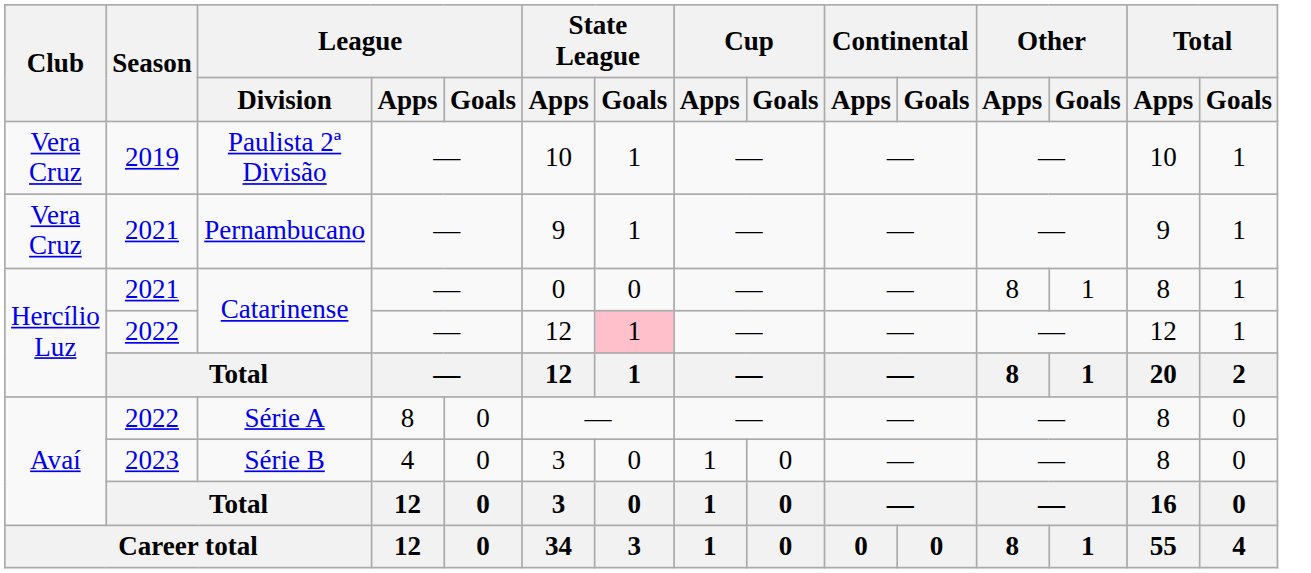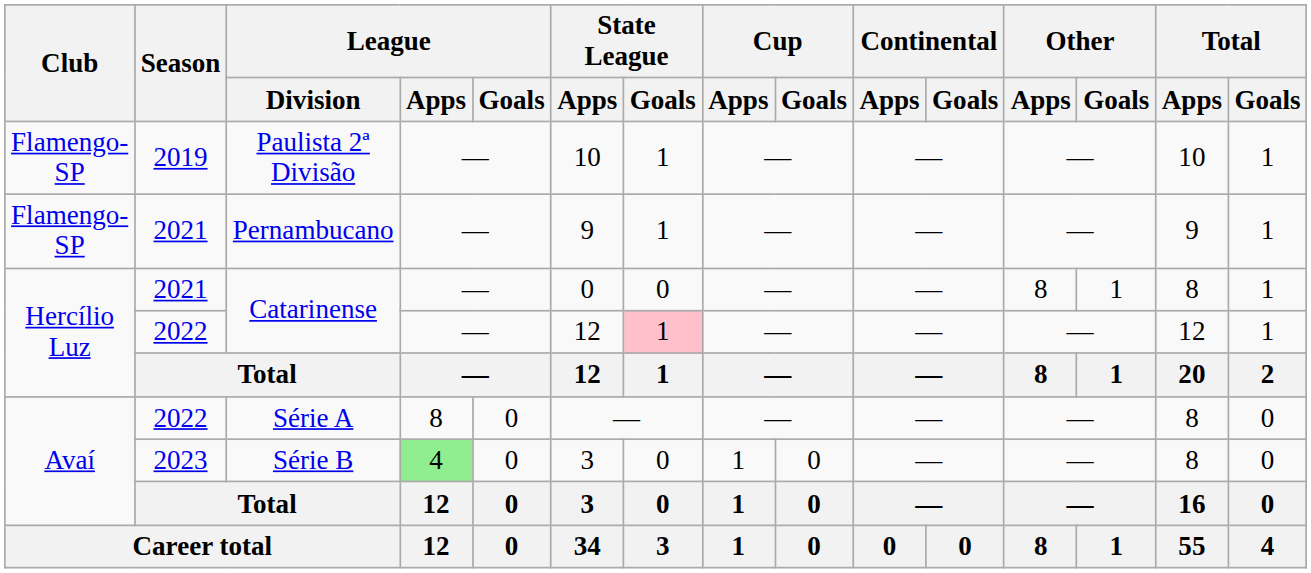(55, 157) Vera Cruz -> (70, 157) Flamengo-SP
(55, 230) Vera Cruz -> (70, 230) Flamengo-SP
(407, 460) no background -> (436, 460) lightgreen background
